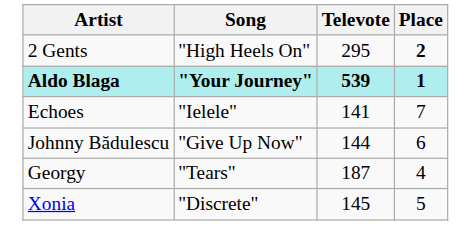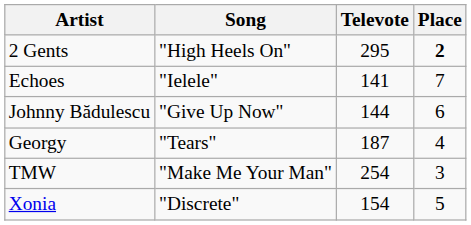- row: (74, 81)
+ row: (32, 173)
(356, 204) 145 -> (375, 204) 154
